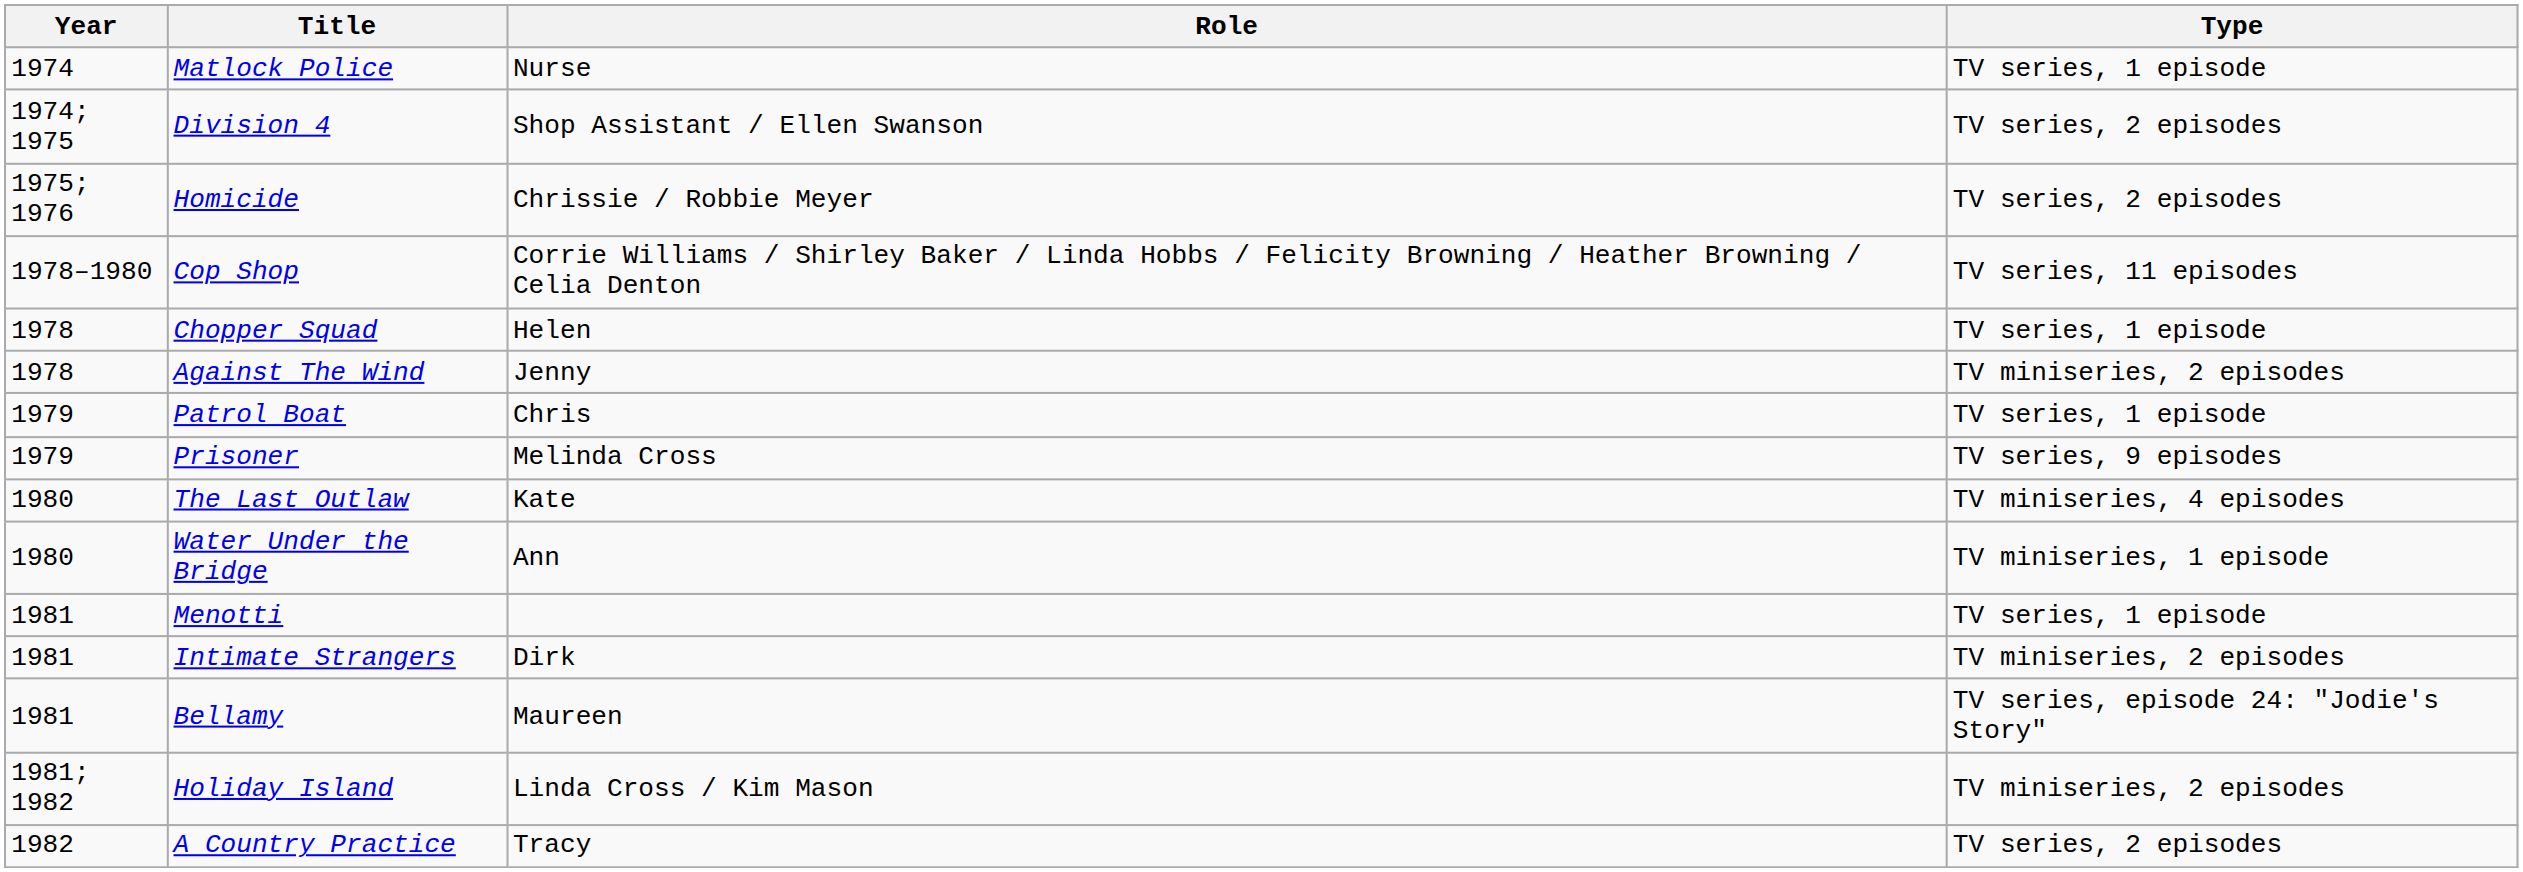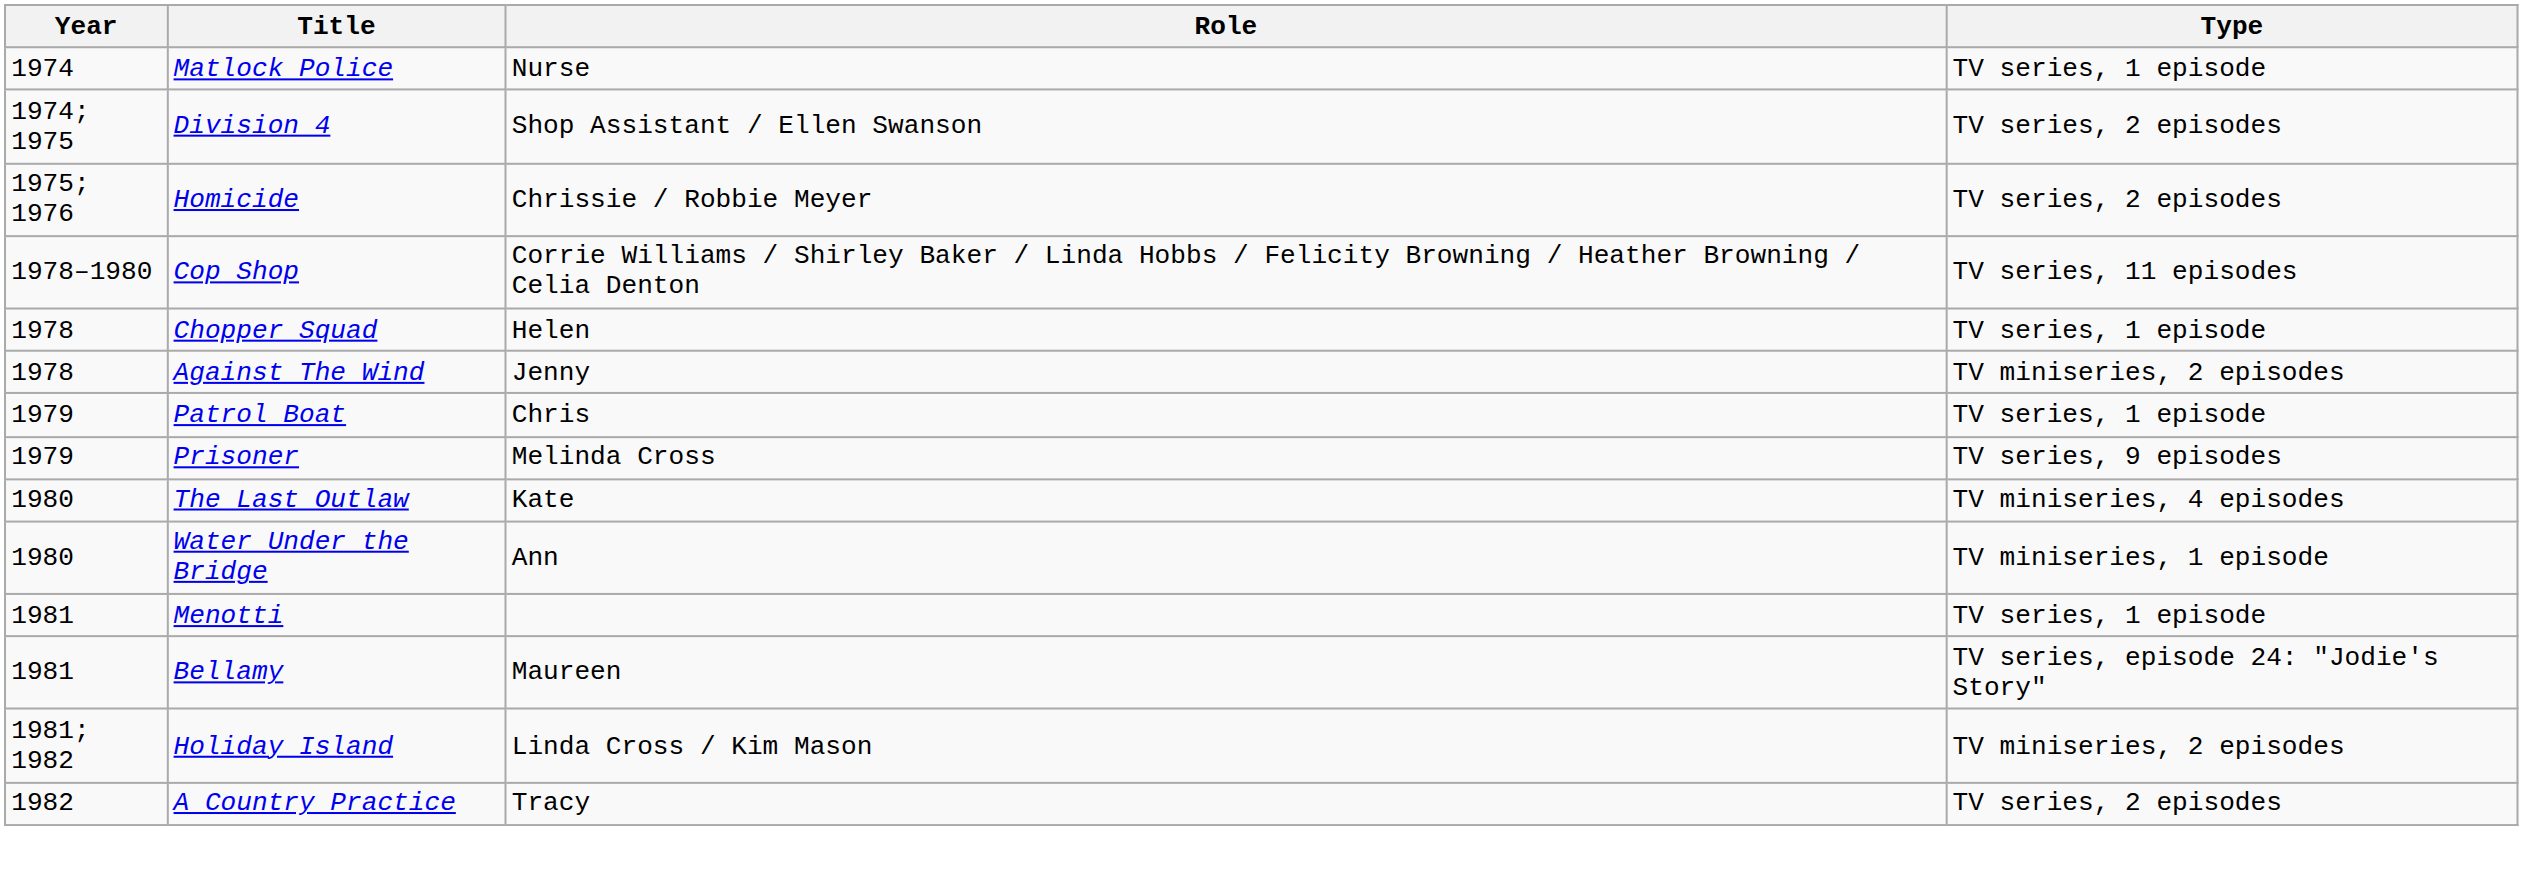- row: (315, 658)
